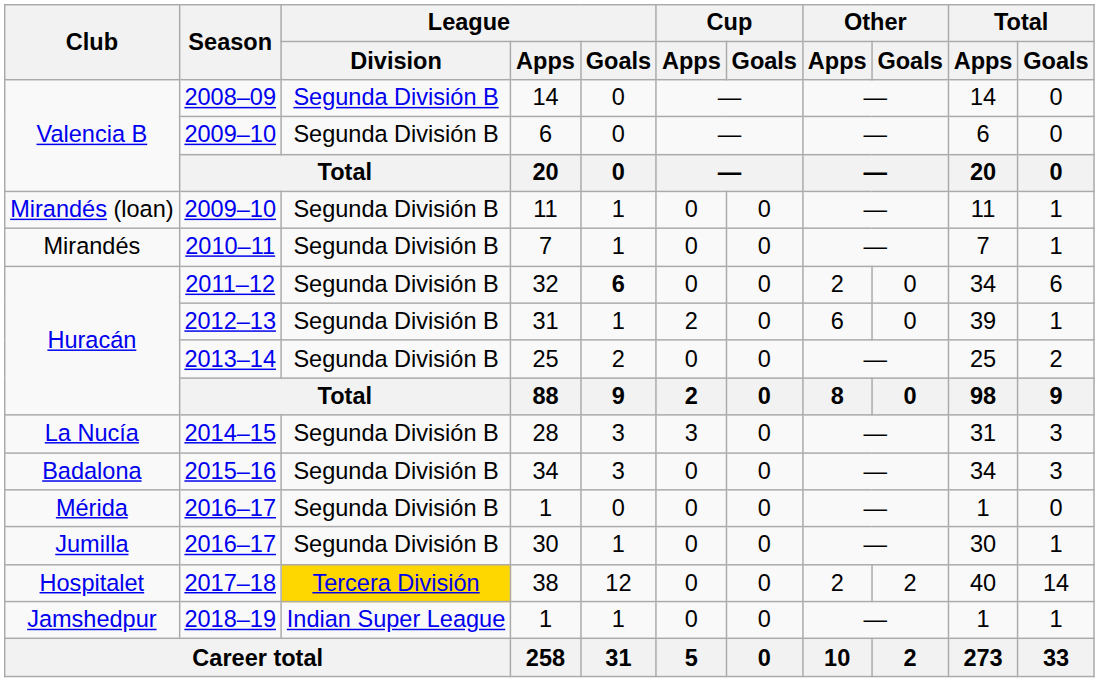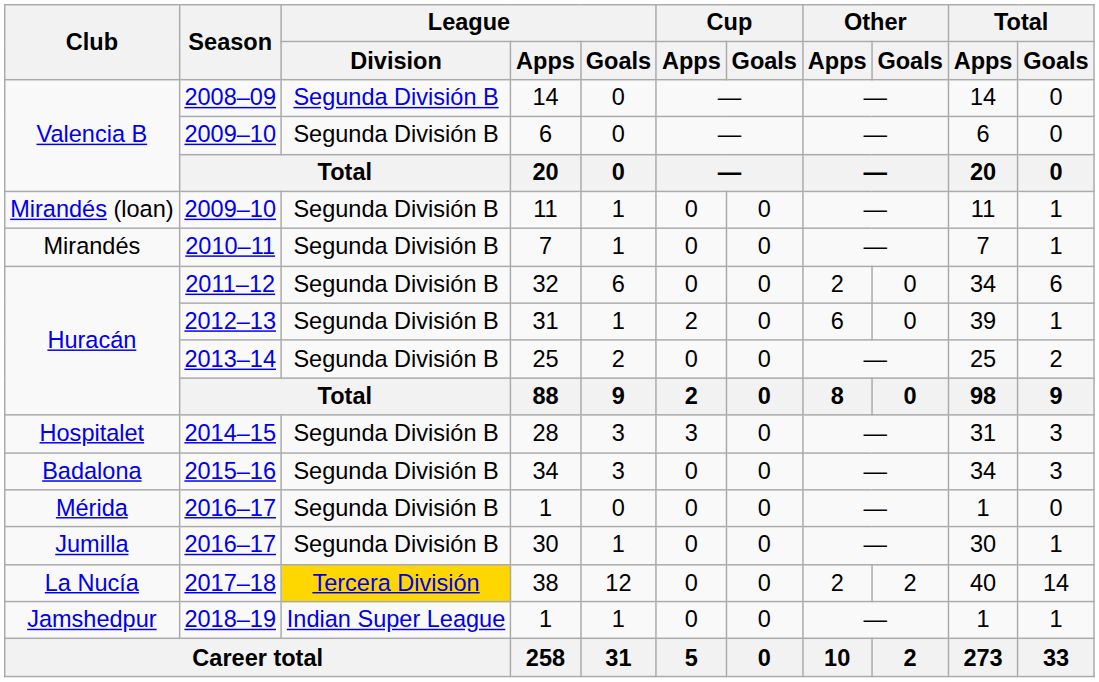(618, 284) bold -> (618, 284) normal
(92, 433) La Nucía -> (92, 433) Hospitalet
(92, 582) Hospitalet -> (92, 582) La Nucía
